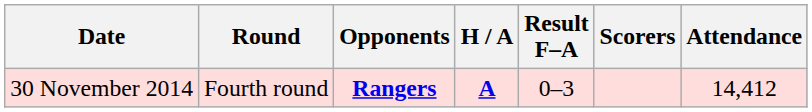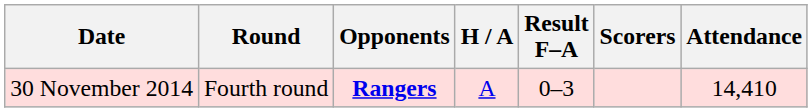(487, 87) bold -> (487, 87) normal
(744, 87) 14,412 -> (744, 87) 14,410
